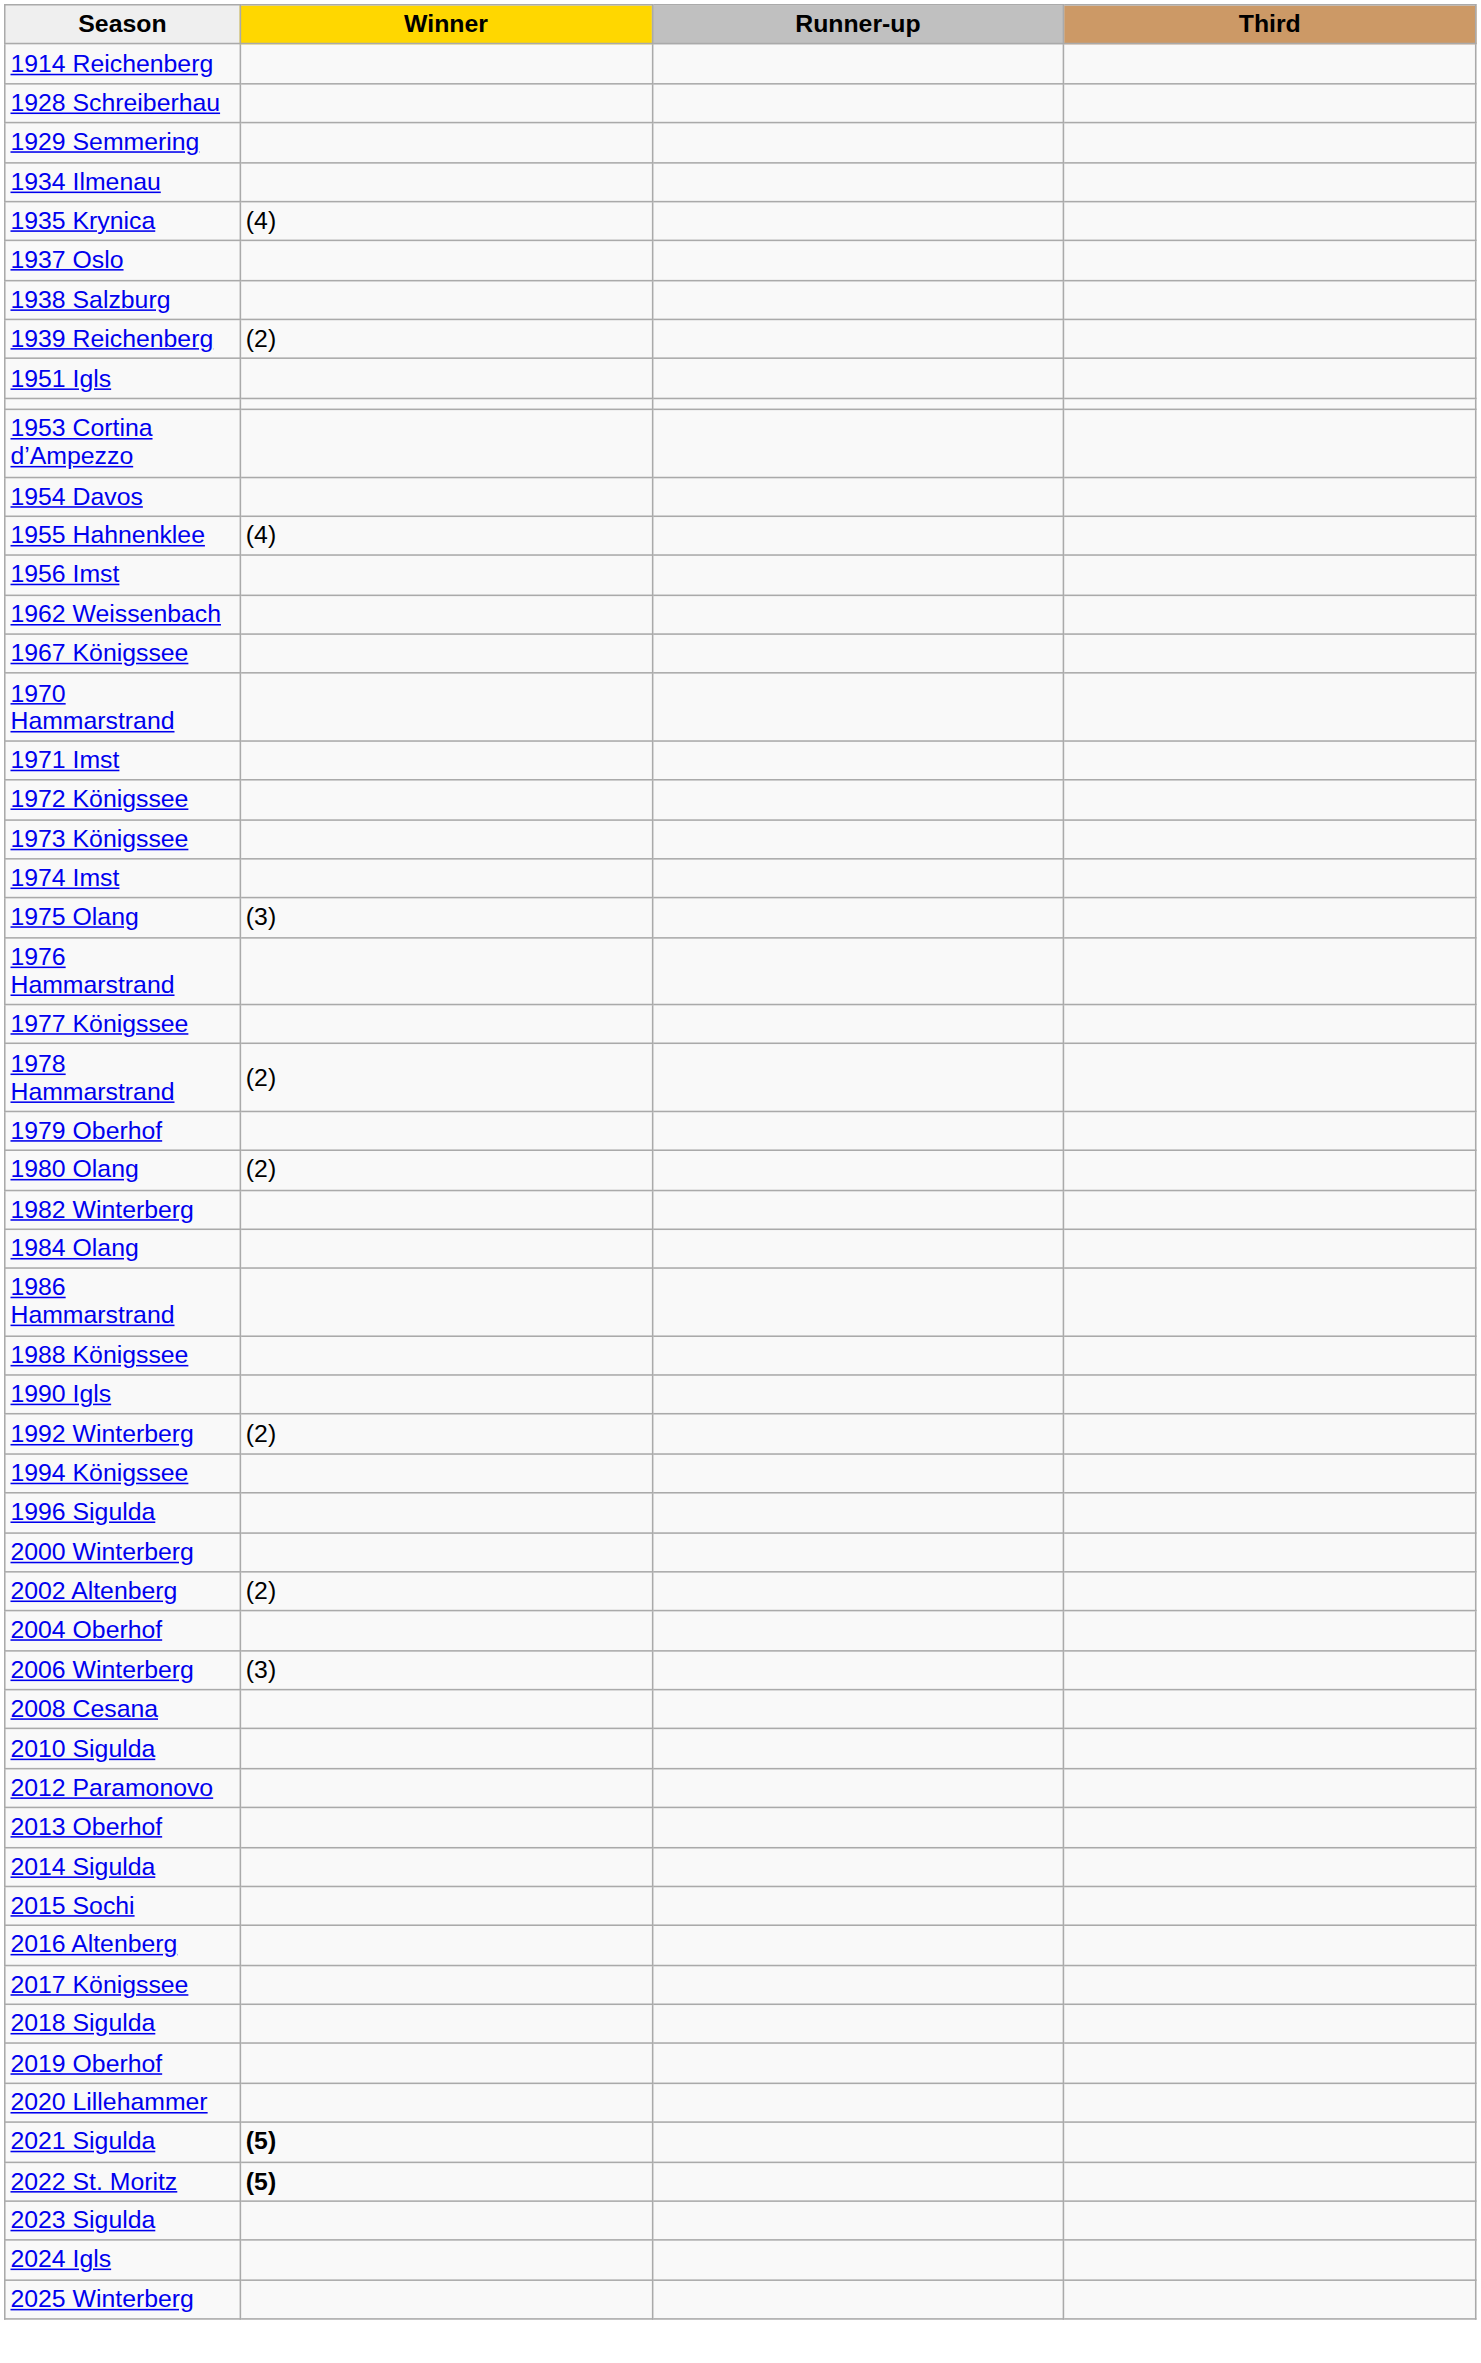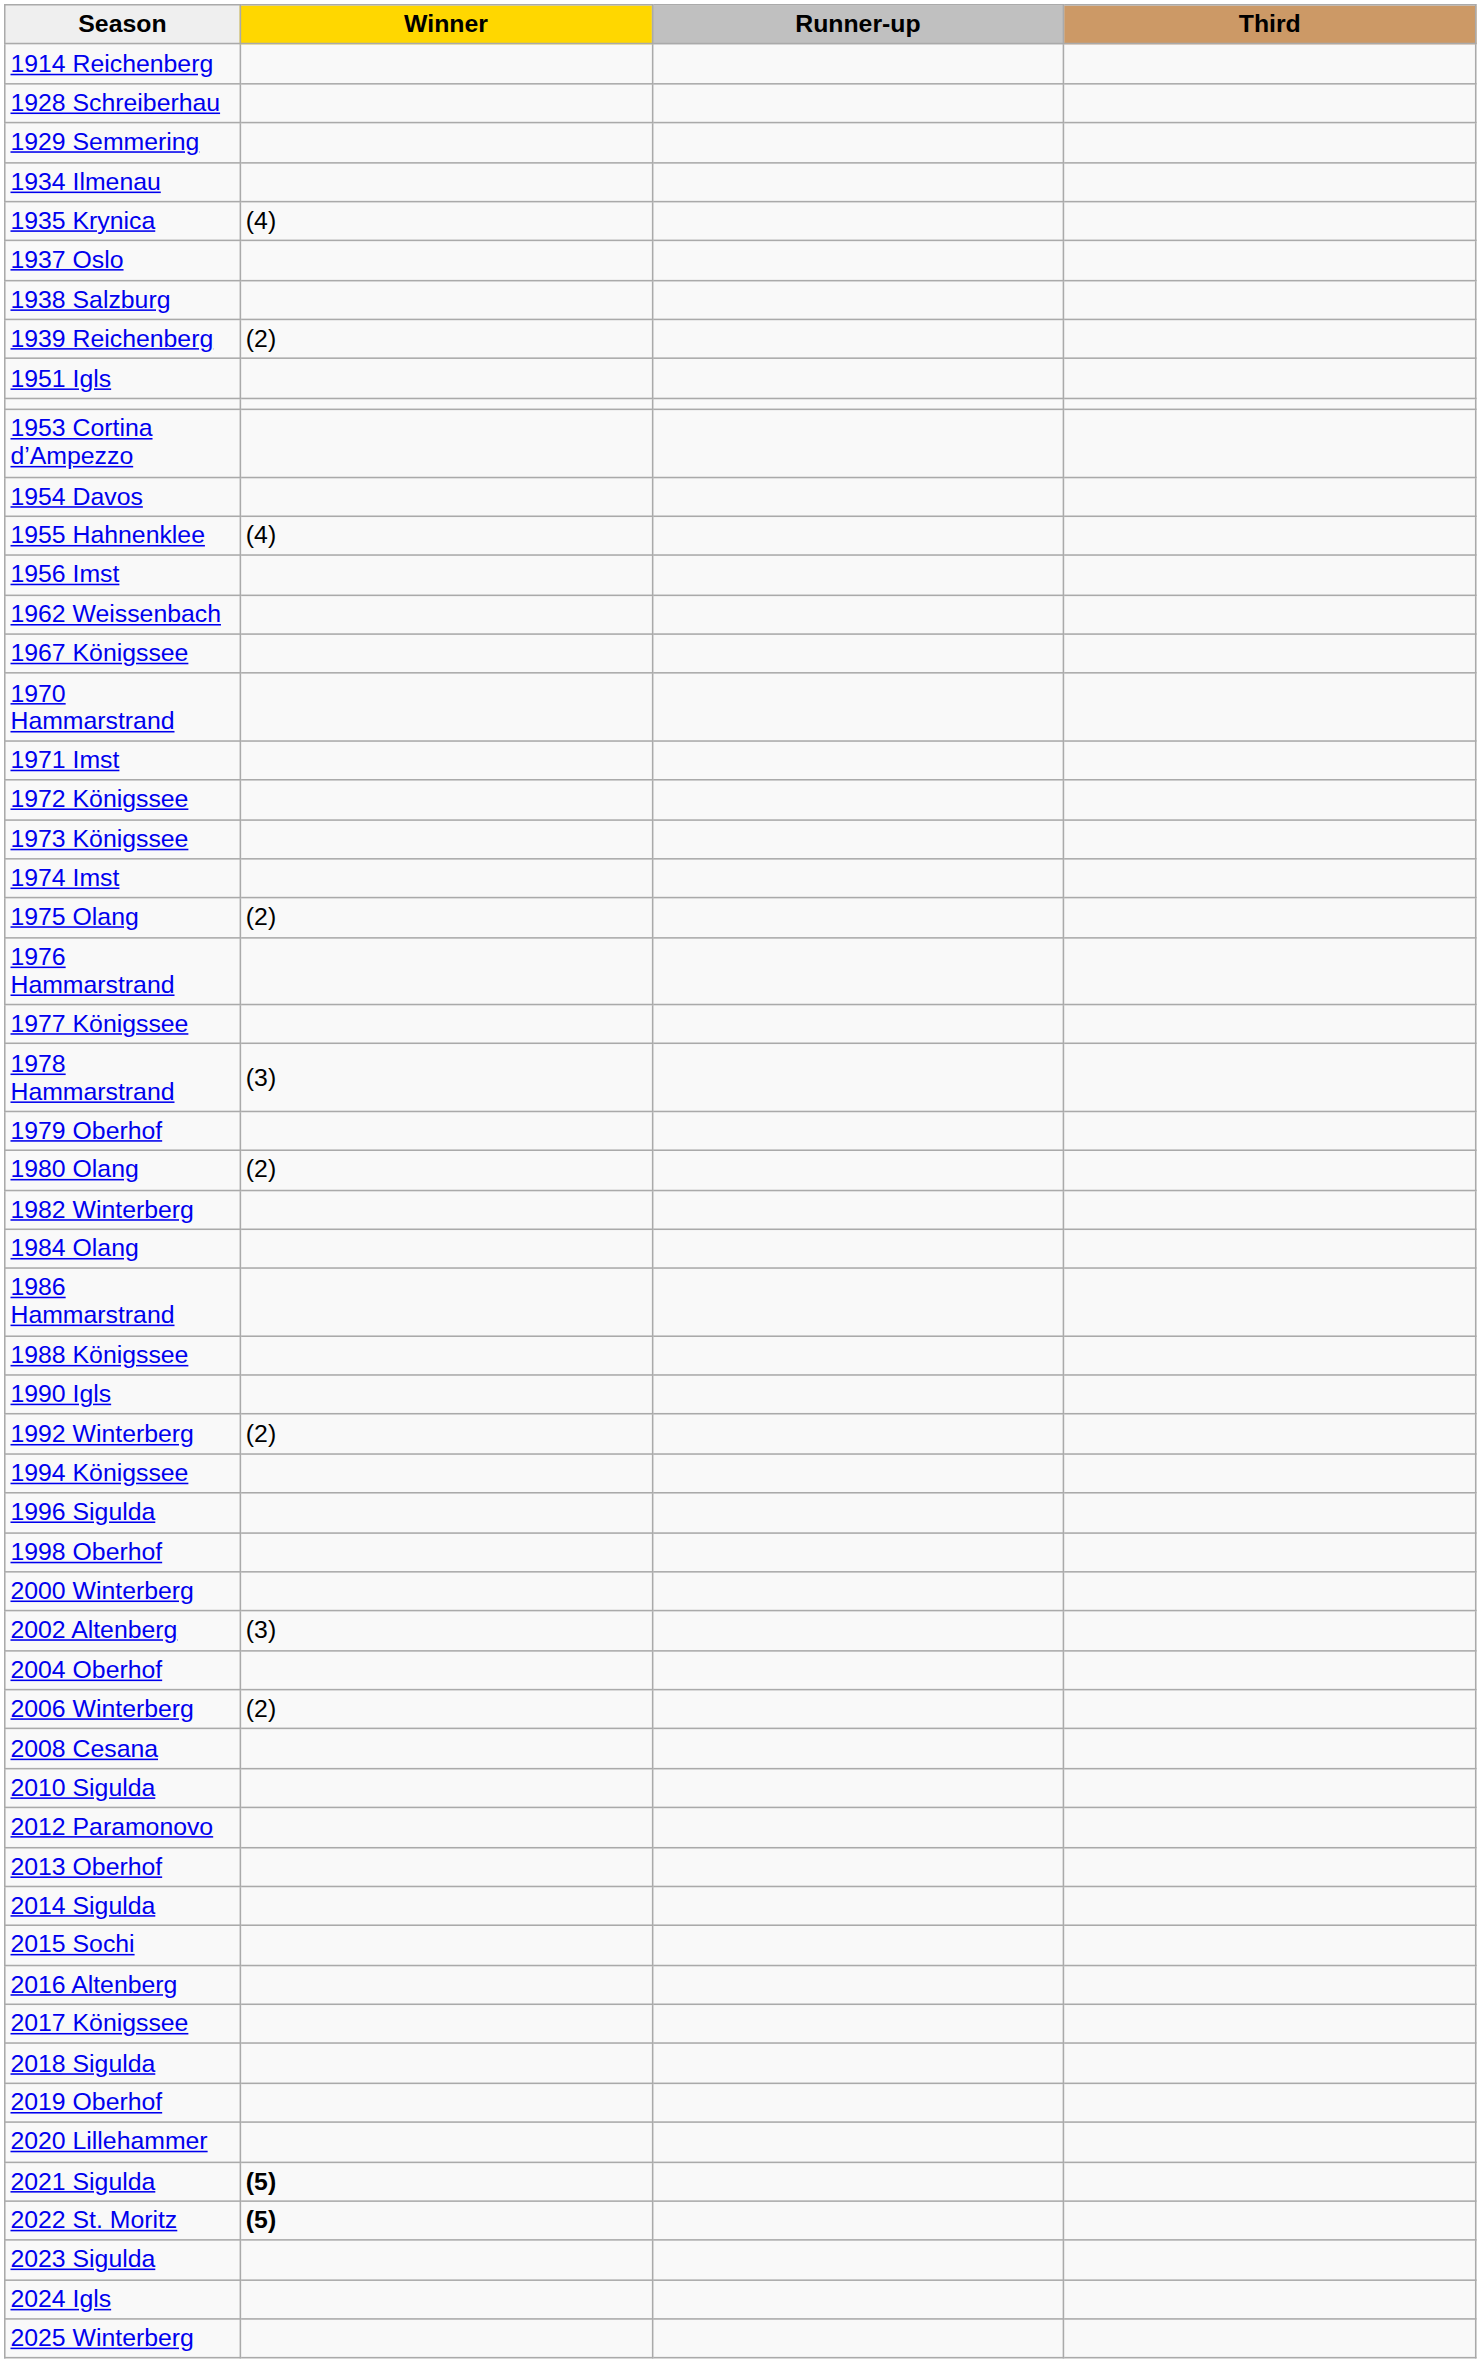(261, 917) (3) -> (261, 917) (2)
(261, 1077) (2) -> (261, 1077) (3)
+ row: (86, 1551)
(261, 1591) (2) -> (261, 1630) (3)
(261, 1669) (3) -> (261, 1709) (2)
